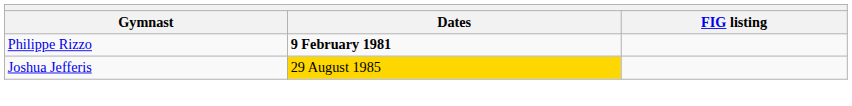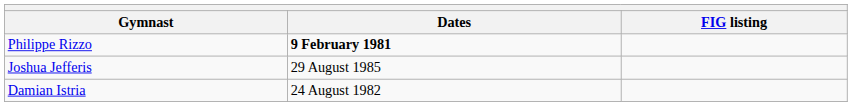(336, 67) gold background -> (336, 67) no background
+ row: (47, 90)
